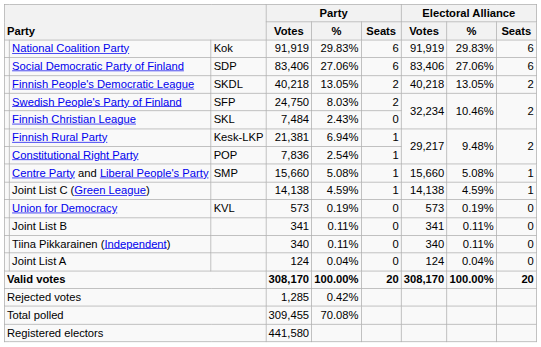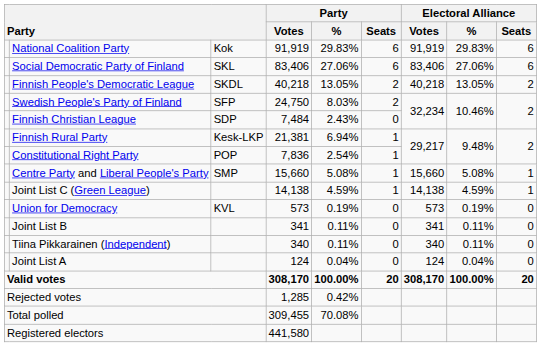(225, 66) SDP -> (224, 66) SKL
(224, 119) SKL -> (225, 119) SDP
